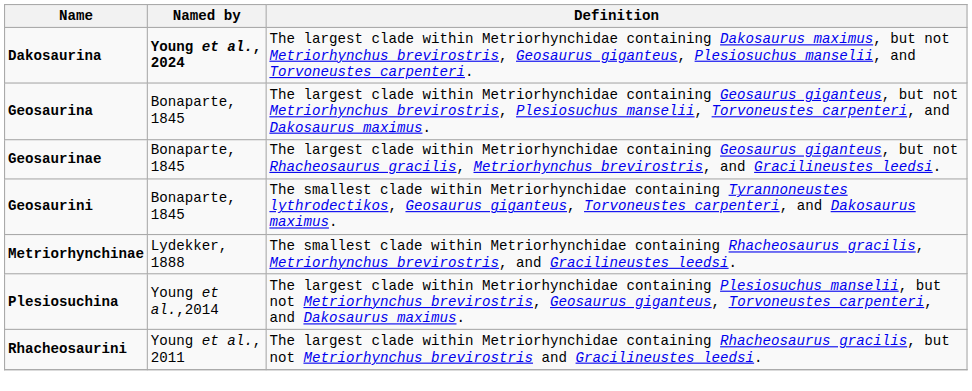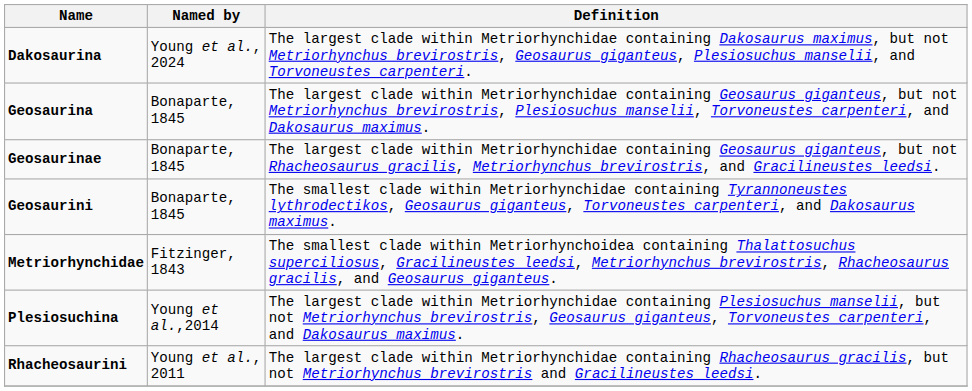(206, 56) bold -> (206, 56) normal
+ row: (76, 262)
- row: (76, 254)
